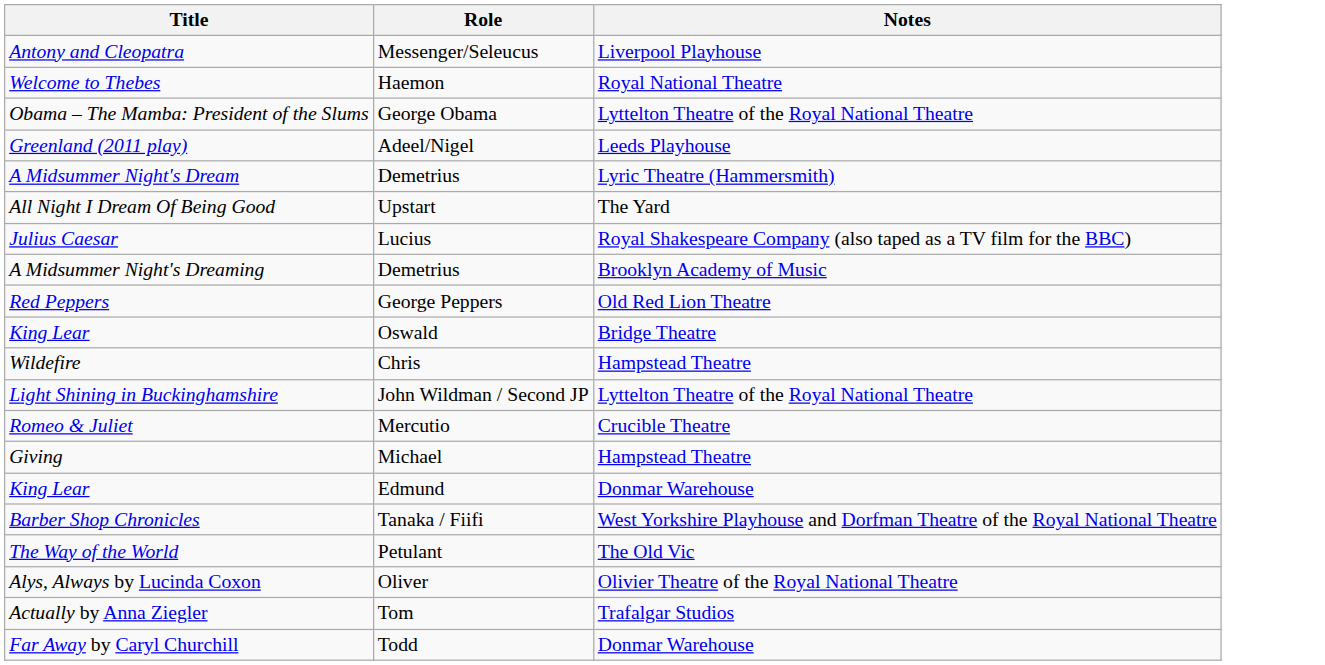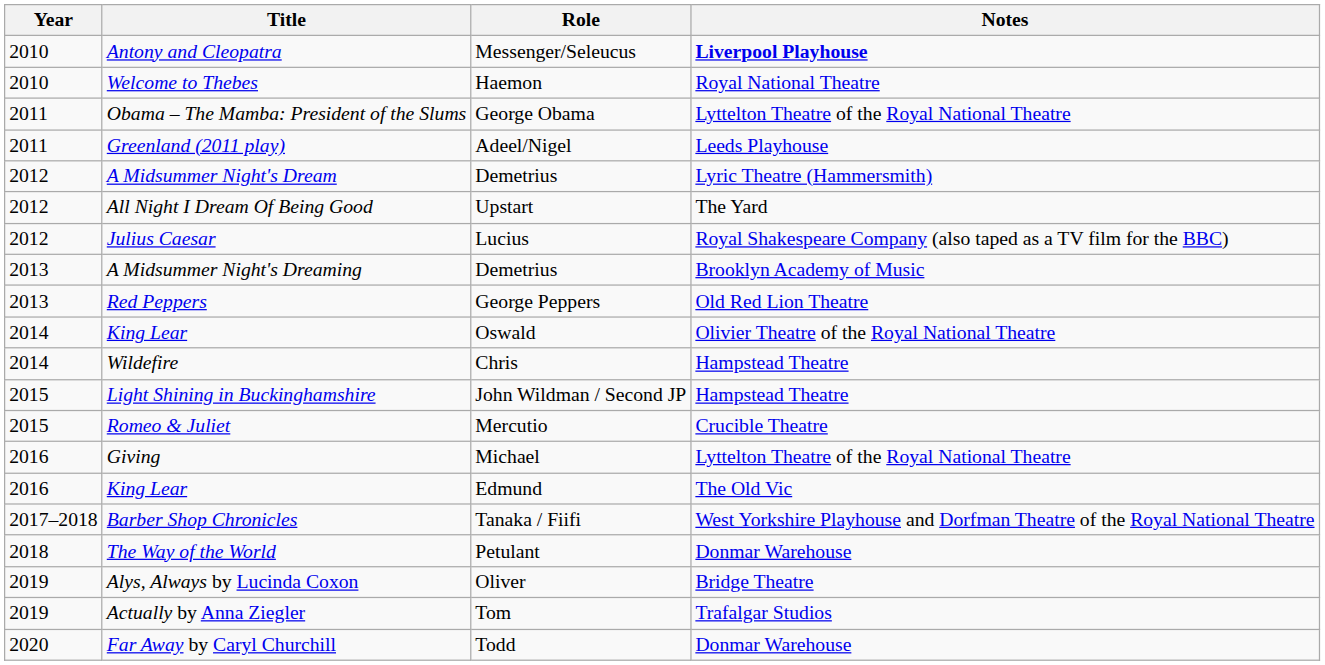+ column: (53, 20)
(679, 51) normal -> (781, 51) bold
(657, 332) Bridge Theatre -> (875, 332) Olivier Theatre of the Royal National Theatre
(785, 394) Lyttelton Theatre of the Royal National Theatre -> (772, 394) Hampstead Theatre
(674, 457) Hampstead Theatre -> (883, 457) Lyttelton Theatre of the Royal National Theatre
(676, 488) Donmar Warehouse -> (744, 488) The Old Vic
(646, 550) The Old Vic -> (773, 550) Donmar Warehouse
(778, 581) Olivier Theatre of the Royal National Theatre -> (754, 581) Bridge Theatre
